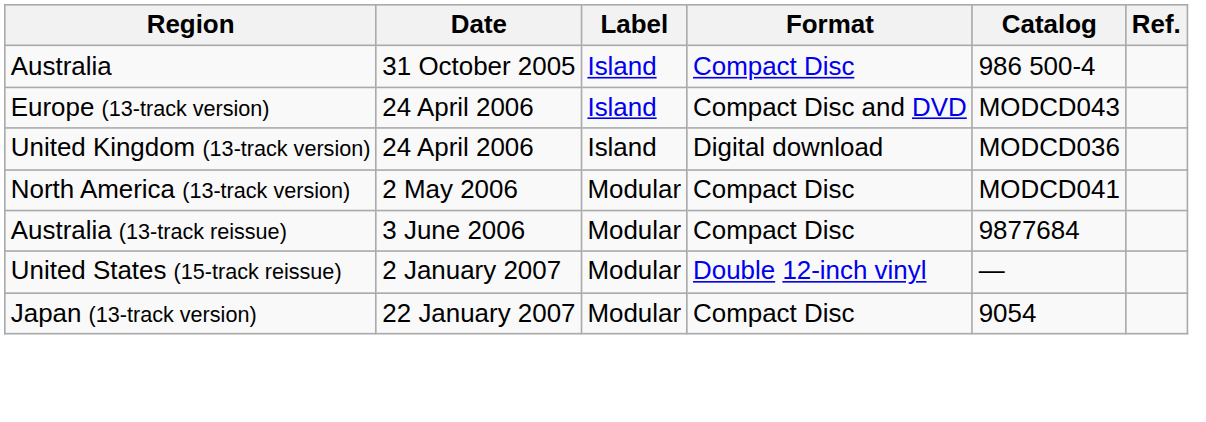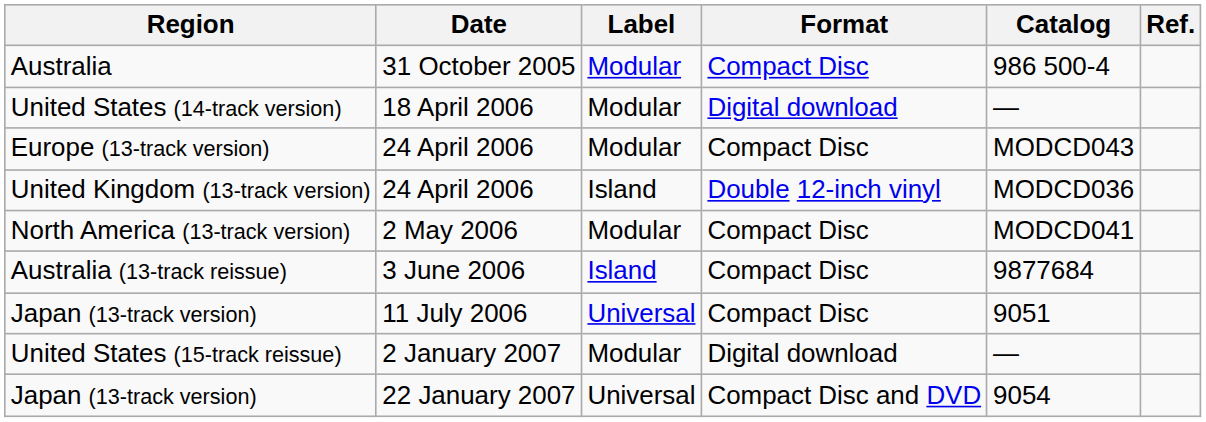(622, 66) Island -> (634, 66) Modular
+ row: (176, 107)
(622, 107) Island -> (634, 148) Modular
(830, 107) Compact Disc and DVD -> (788, 148) Compact Disc
(788, 148) Digital download -> (824, 189) Double 12-inch vinyl
(634, 230) Modular -> (622, 271) Island
+ row: (134, 312)
(810, 271) Double 12-inch vinyl -> (803, 353) Digital download
(634, 312) Modular -> (641, 395) Universal
(774, 312) Compact Disc -> (844, 395) Compact Disc and DVD
